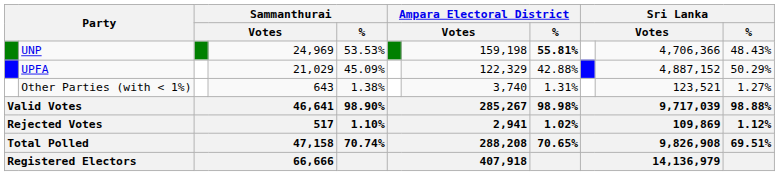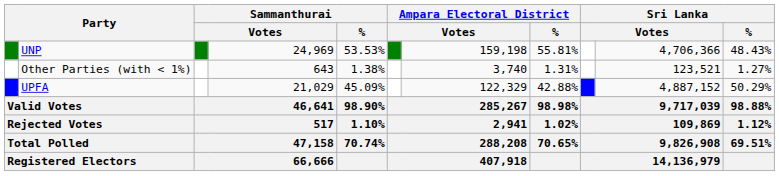(558, 51) bold -> (558, 51) normal
rows swapped: (35, 69) <-> (106, 87)
